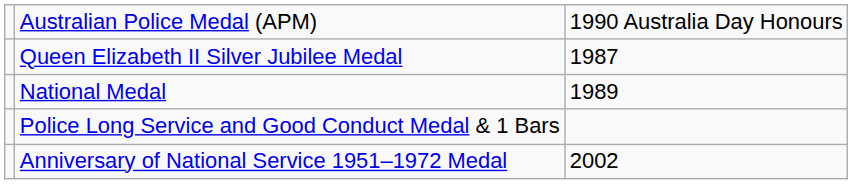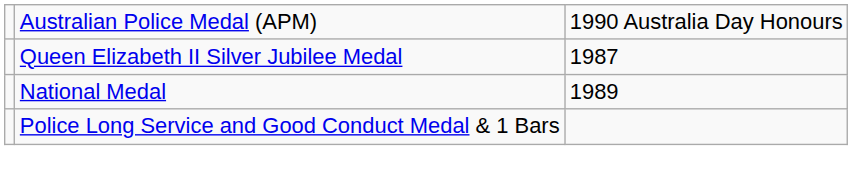- row: (264, 160)
